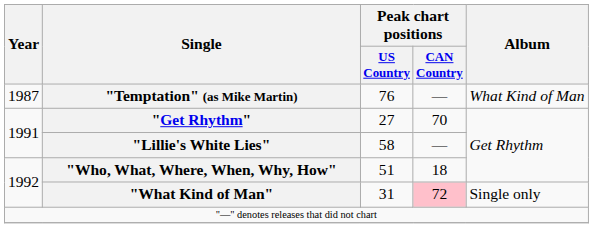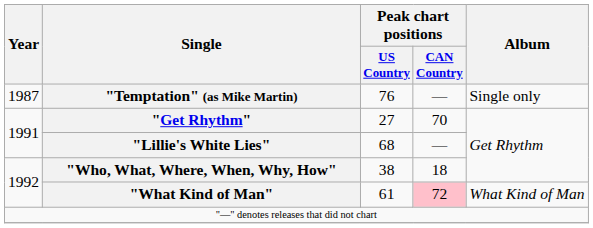(527, 96) What Kind of Man -> (505, 96) Single only
(387, 145) 58 -> (387, 145) 68
(387, 169) 51 -> (387, 169) 38
(387, 194) 31 -> (387, 194) 61
(505, 194) Single only -> (527, 194) What Kind of Man
